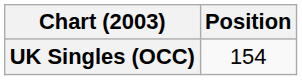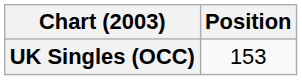(248, 56) 154 -> (248, 56) 153
